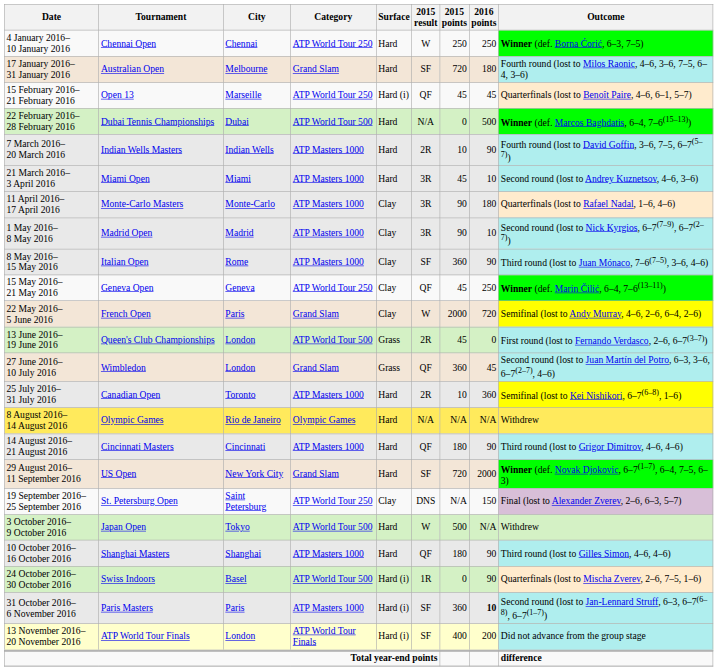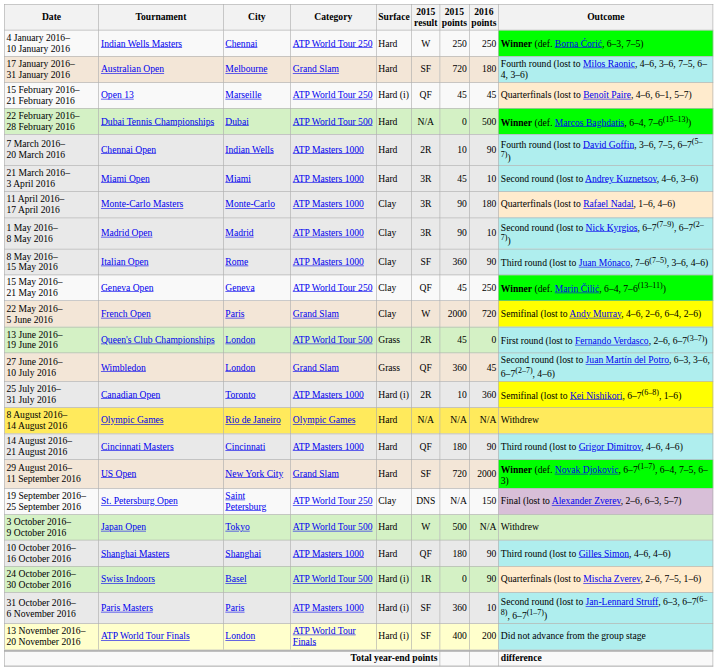(129, 43) Chennai Open -> (142, 43) Indian Wells Masters
(142, 150) Indian Wells Masters -> (129, 150) Chennai Open
(388, 394) Hard -> (394, 394) Hard (i)
(492, 608) bold -> (492, 608) normal
